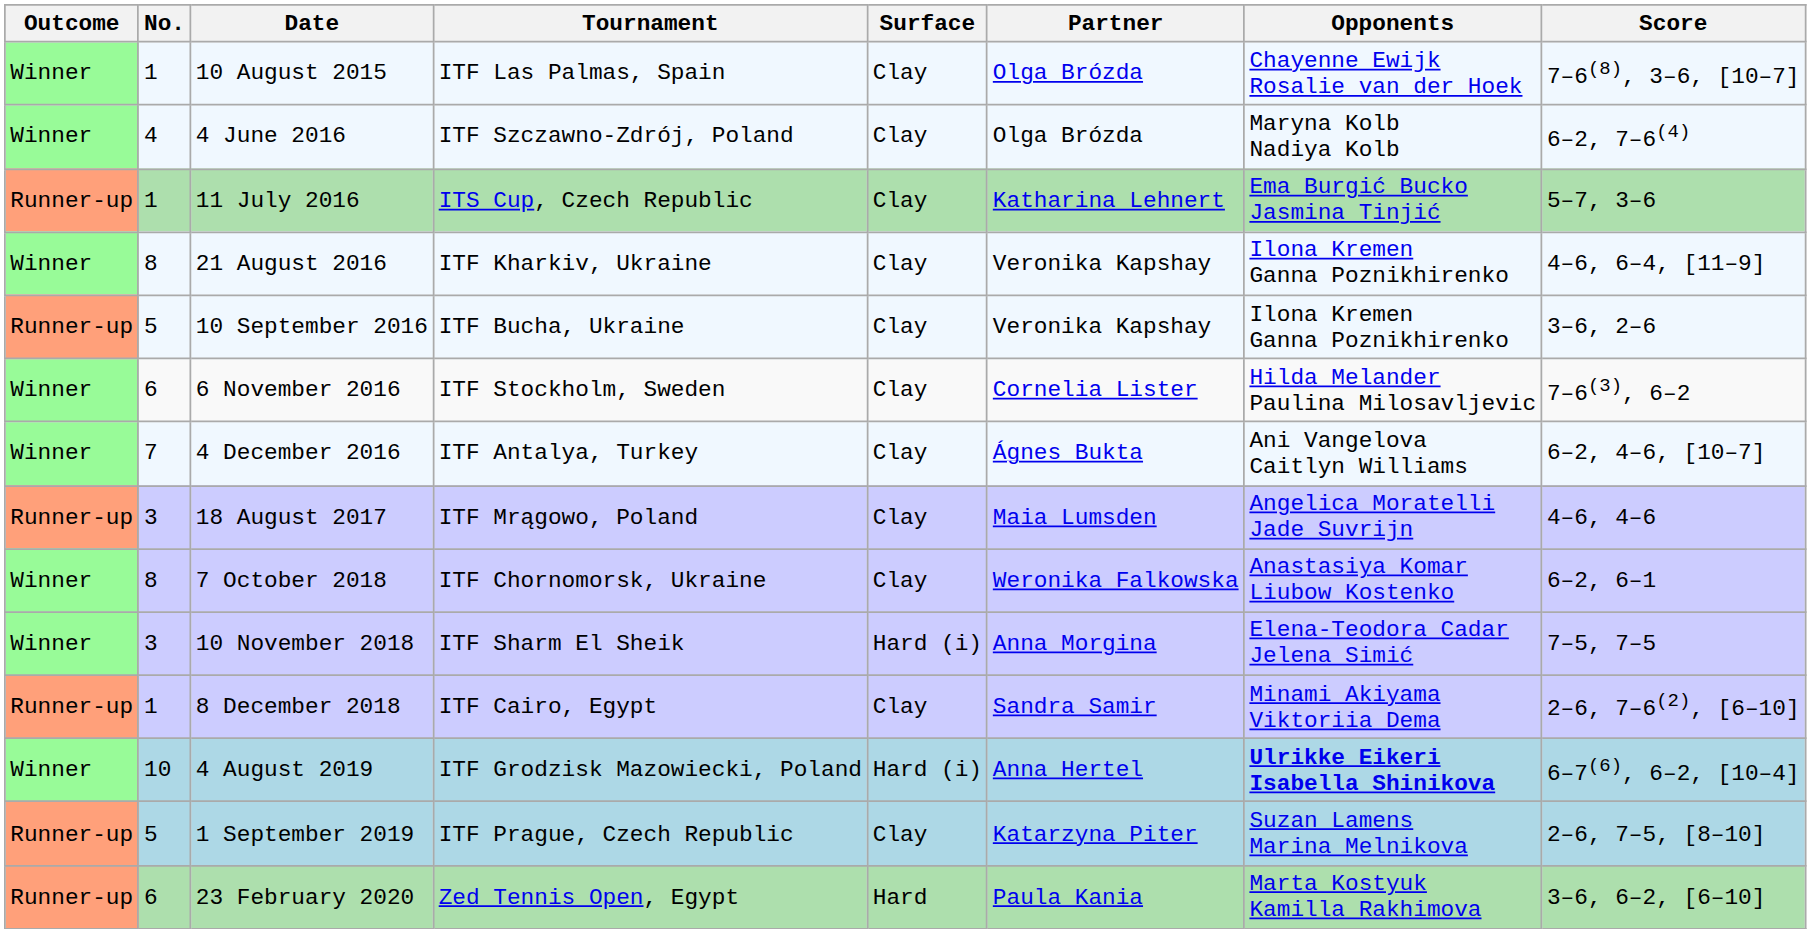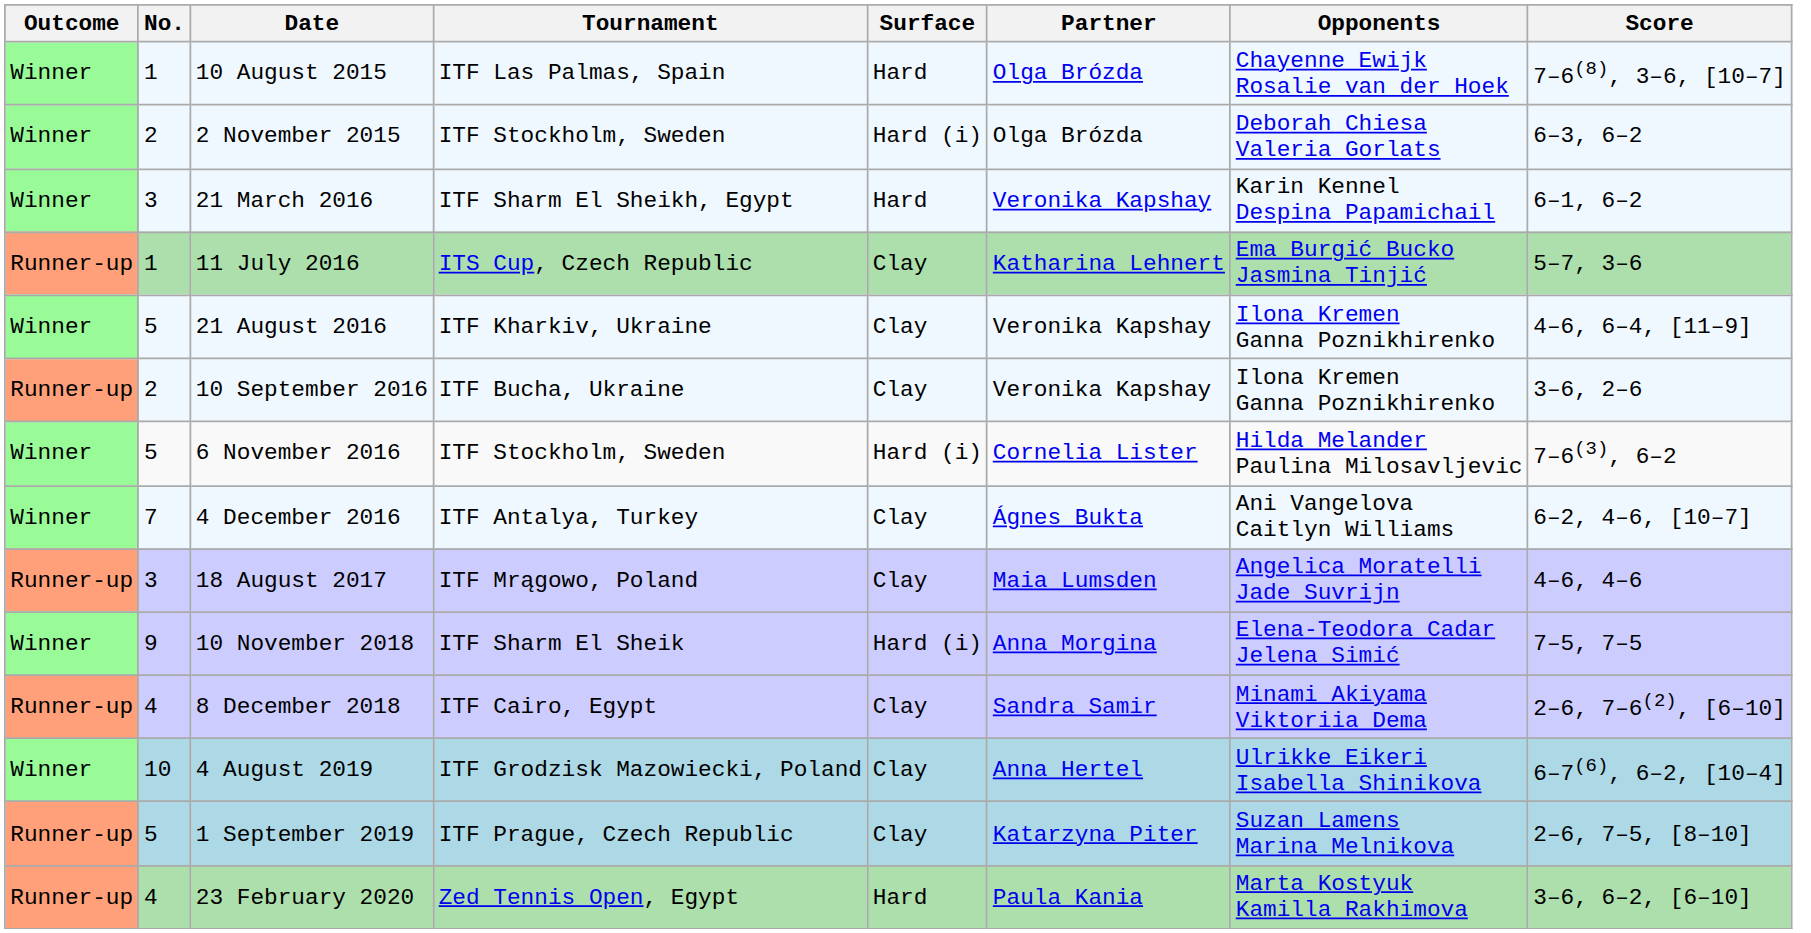(900, 74) Clay -> (900, 74) Hard
+ row: (298, 137)
+ row: (285, 200)
- row: (271, 137)
(151, 264) 8 -> (151, 327) 5
(151, 327) 5 -> (151, 390) 2
(151, 390) 6 -> (151, 454) 5
(900, 390) Clay -> (927, 454) Hard (i)
- row: (291, 580)
(151, 644) 3 -> (151, 644) 9
(151, 707) 1 -> (151, 707) 4
(927, 770) Hard (i) -> (900, 770) Clay
(1372, 770) bold -> (1359, 770) normal
(151, 897) 6 -> (151, 897) 4
